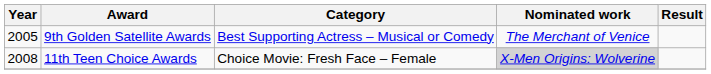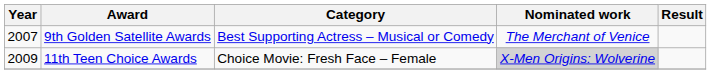(23, 36) 2005 -> (23, 36) 2007
(23, 58) 2008 -> (23, 58) 2009
